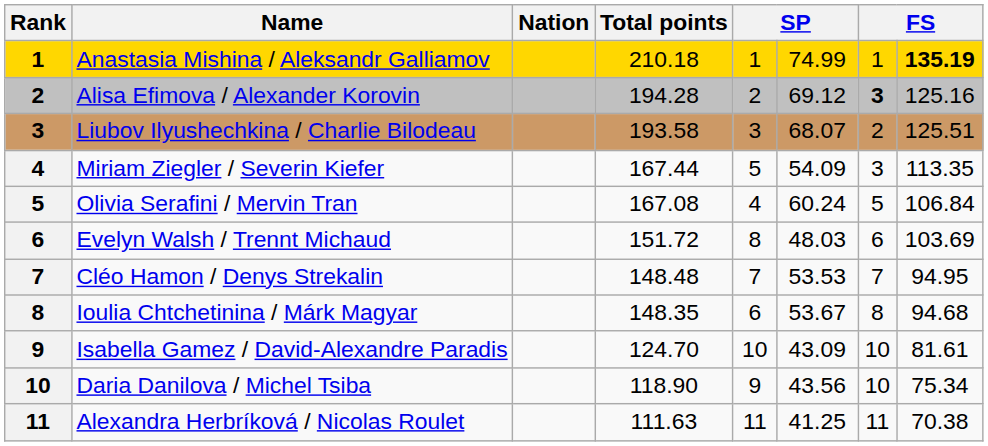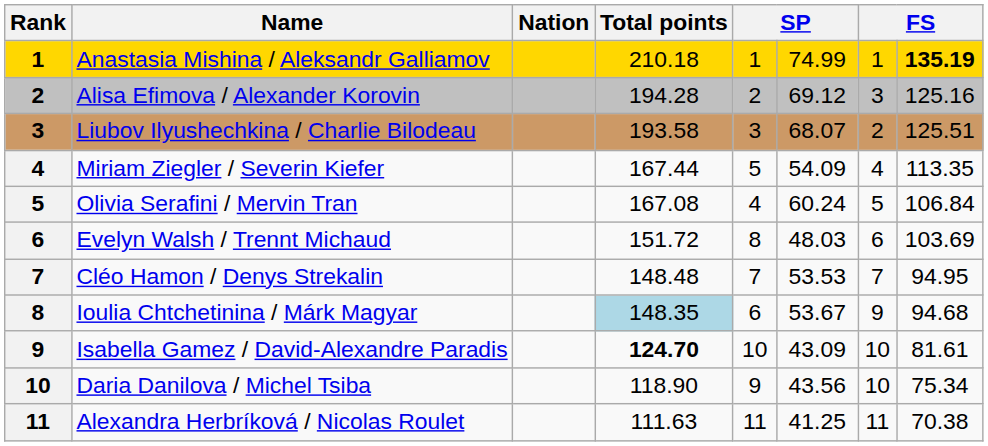(877, 95) bold -> (877, 95) normal
(877, 167) 3 -> (877, 167) 4
(664, 312) no background -> (664, 312) lightblue background
(877, 312) 8 -> (877, 312) 9
(664, 349) normal -> (664, 349) bold
